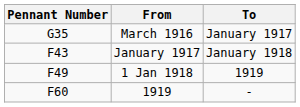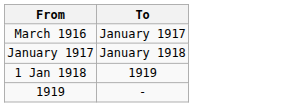- column: (58, 14)
